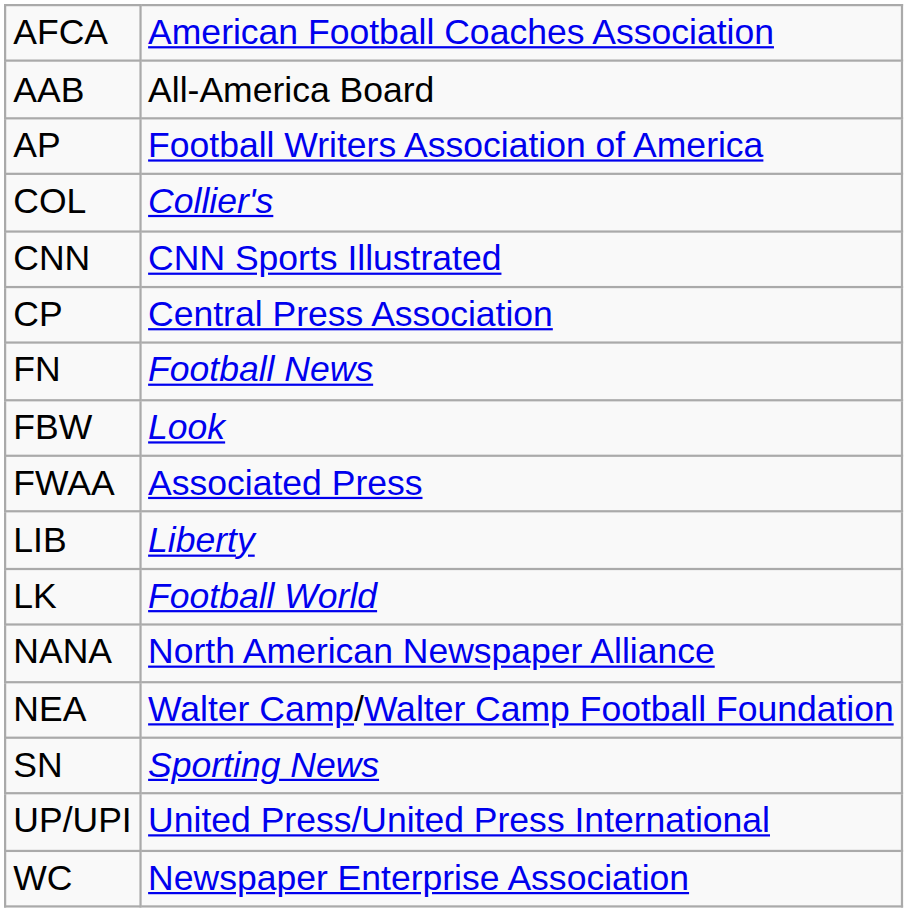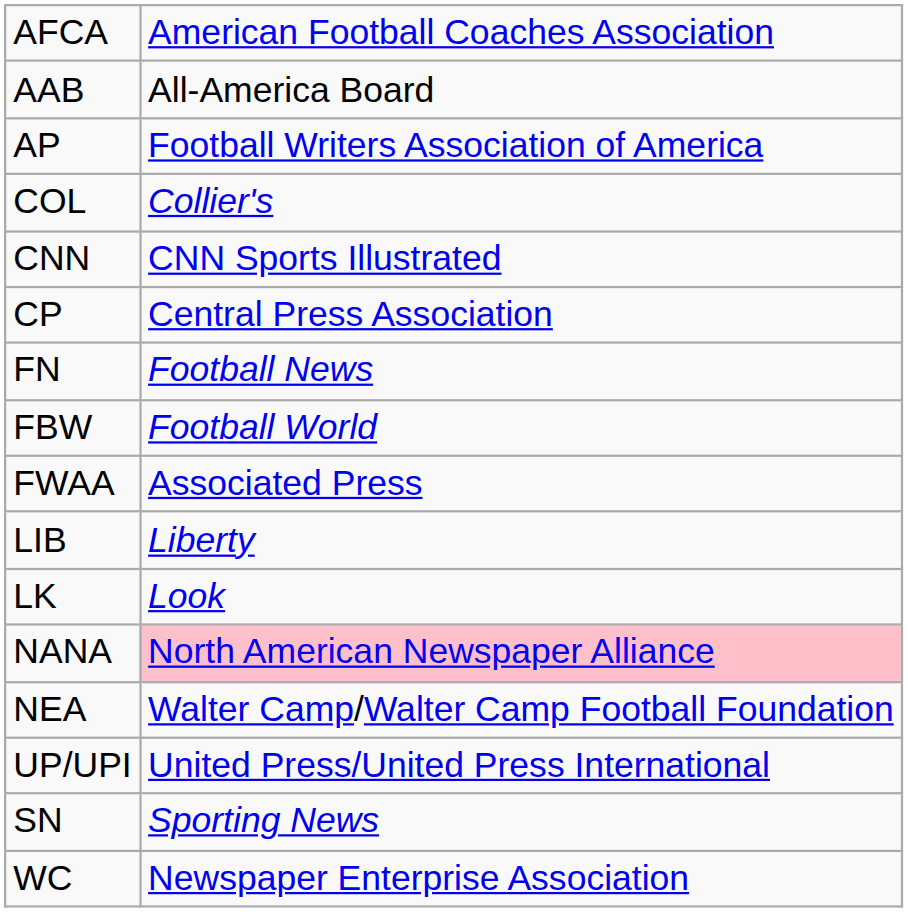(187, 426) Look -> (263, 426) Football World
(263, 595) Football World -> (187, 595) Look
(431, 652) no background -> (431, 652) pink background
rows swapped: (38, 764) <-> (73, 821)
